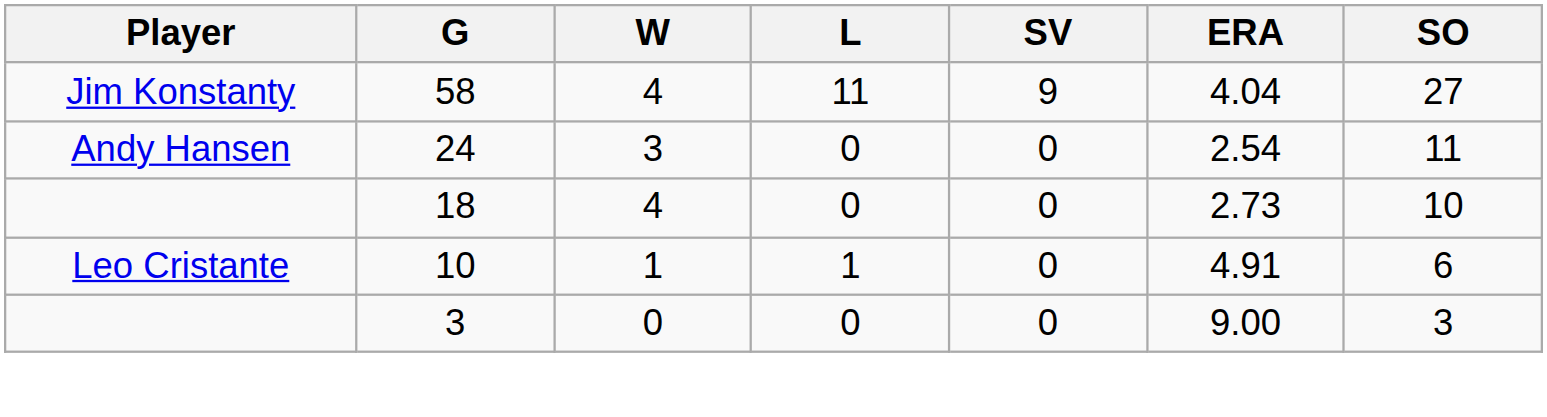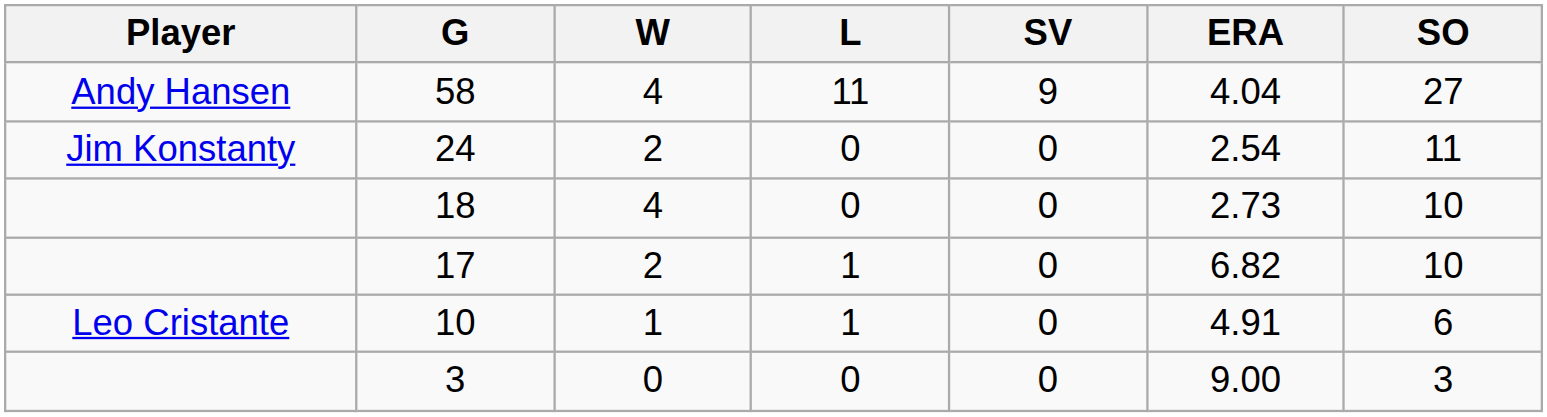(181, 91) Jim Konstanty -> (181, 91) Andy Hansen
(181, 149) Andy Hansen -> (181, 149) Jim Konstanty
(653, 149) 3 -> (653, 149) 2
+ row: (455, 264)
